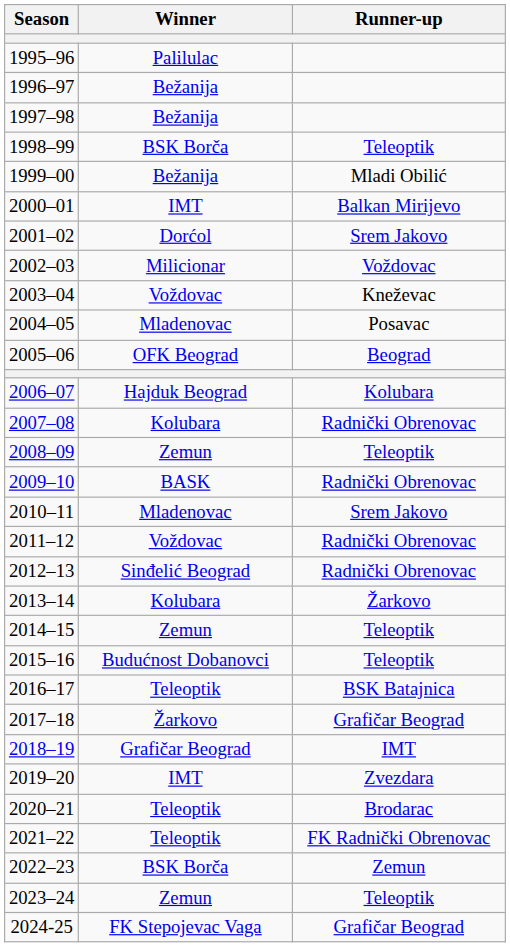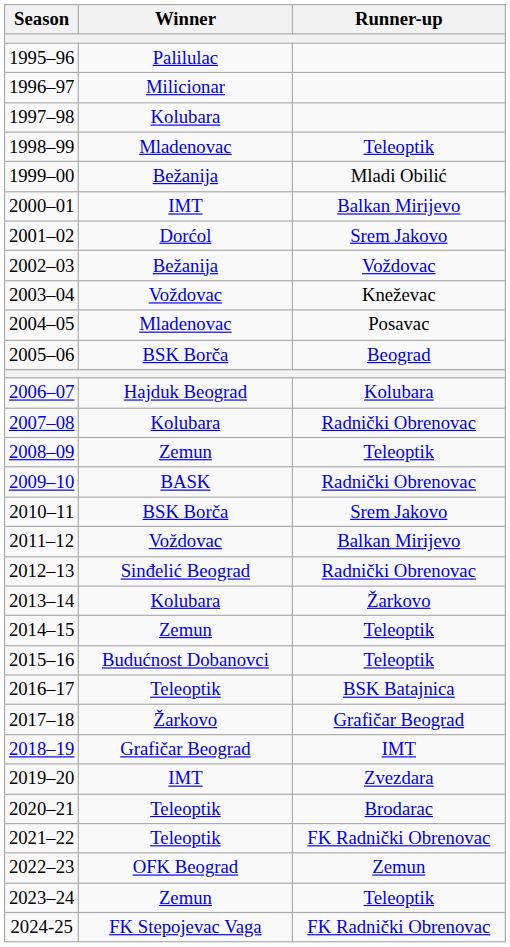(185, 87) Bežanija -> (185, 87) Milicionar
(185, 117) Bežanija -> (185, 117) Kolubara
(185, 146) BSK Borča -> (185, 146) Mladenovac
(185, 265) Milicionar -> (185, 265) Bežanija
(185, 354) OFK Beograd -> (185, 354) BSK Borča
(185, 511) Mladenovac -> (185, 511) BSK Borča
(399, 541) Radnički Obrenovac -> (399, 541) Balkan Mirijevo
(185, 867) BSK Borča -> (185, 867) OFK Beograd
(399, 927) Grafičar Beograd -> (399, 927) FK Radnički Obrenovac
